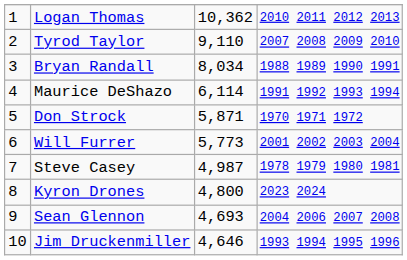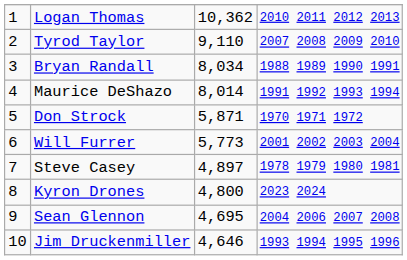(221, 92) 6,114 -> (221, 92) 8,014
(221, 167) 4,987 -> (221, 167) 4,897
(221, 217) 4,693 -> (221, 217) 4,695
